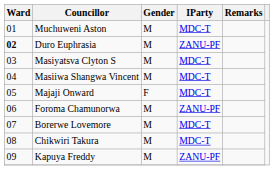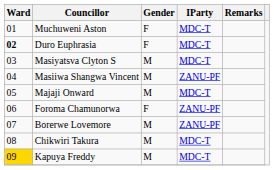(148, 28) M -> (146, 28) F
(148, 44) M -> (146, 44) F
(200, 44) ZANU-PF -> (195, 44) MDC-T
(195, 76) MDC-T -> (200, 76) ZANU-PF
(146, 92) F -> (148, 92) M
(148, 108) M -> (146, 108) F
(195, 124) MDC-T -> (200, 124) ZANU-PF
(11, 157) no background -> (11, 157) gold background
(200, 157) ZANU-PF -> (195, 157) MDC-T
